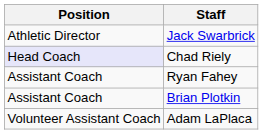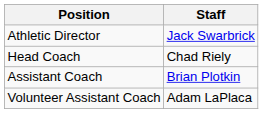(44, 56) lavender background -> (44, 56) no background
- row: (202, 77)
